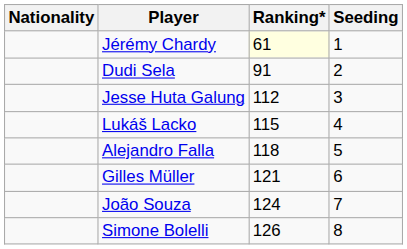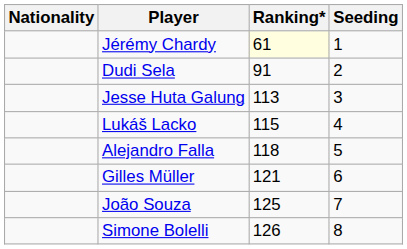(266, 97) 112 -> (266, 97) 113
(267, 204) 124 -> (267, 204) 125
